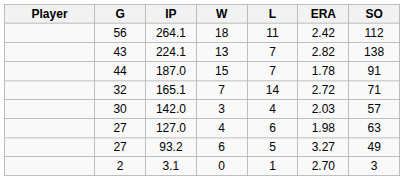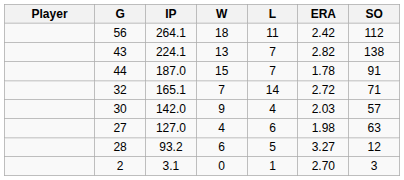(222, 109) 3 -> (222, 109) 9
(120, 147) 27 -> (120, 147) 28
(374, 147) 49 -> (374, 147) 12
